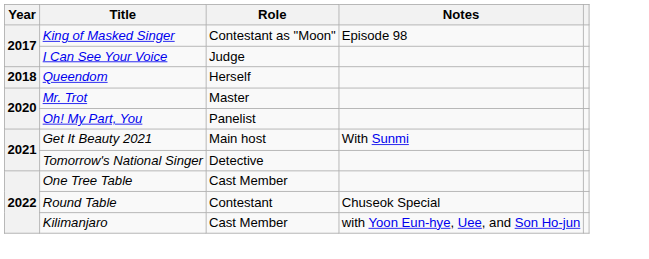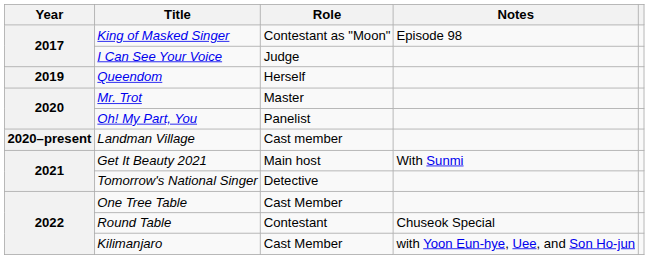(22, 77) 2018 -> (49, 77) 2019
+ row: (146, 139)
